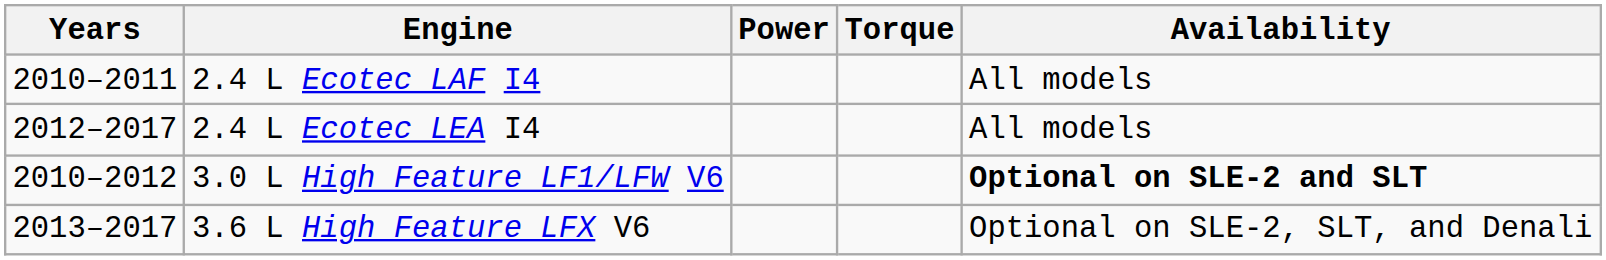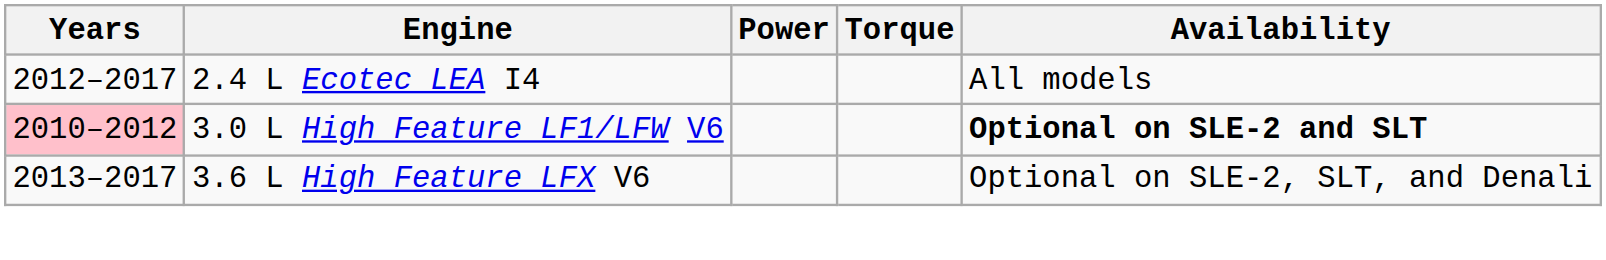- row: (366, 80)
(95, 179) no background -> (95, 130) pink background
